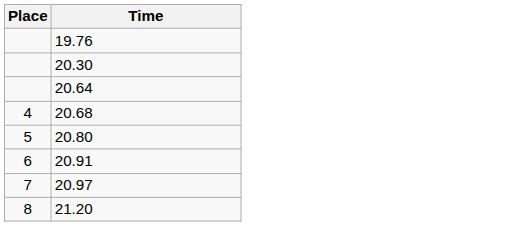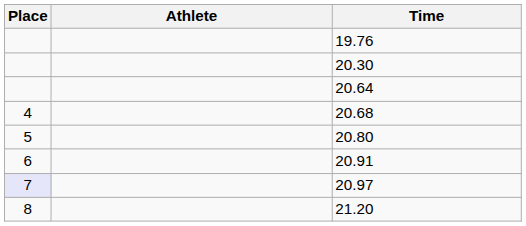+ column: (191, 16)
(28, 185) no background -> (28, 185) lavender background
